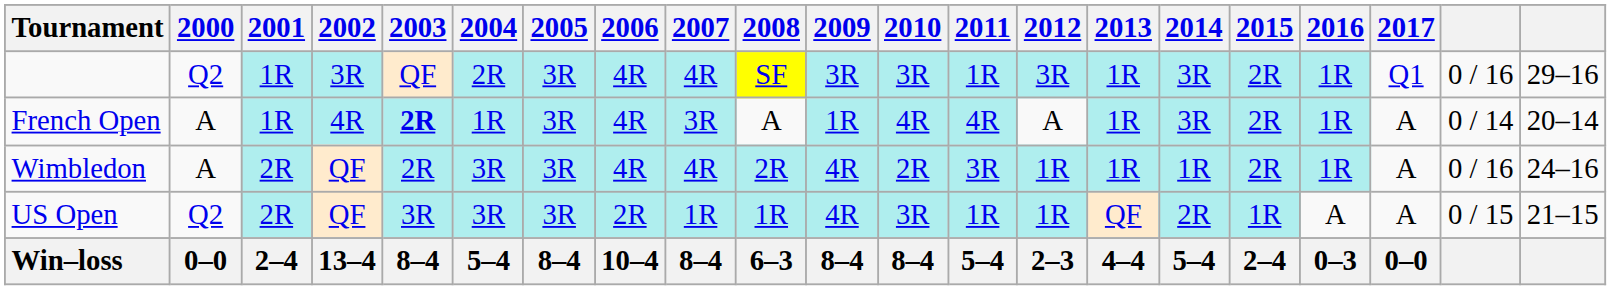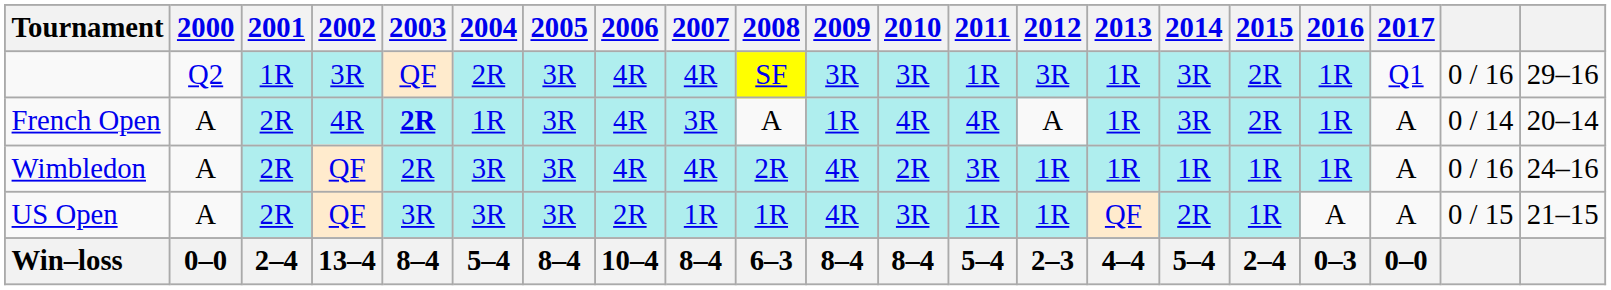(276, 120) 1R -> (276, 120) 2R
(1265, 167) 2R -> (1265, 167) 1R
(206, 213) Q2 -> (206, 213) A
